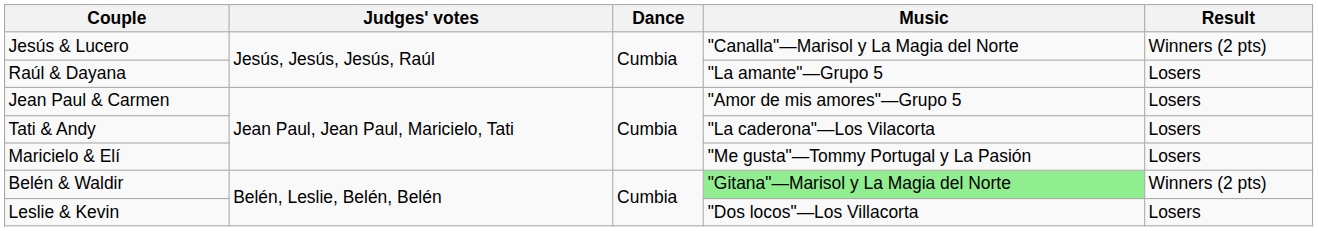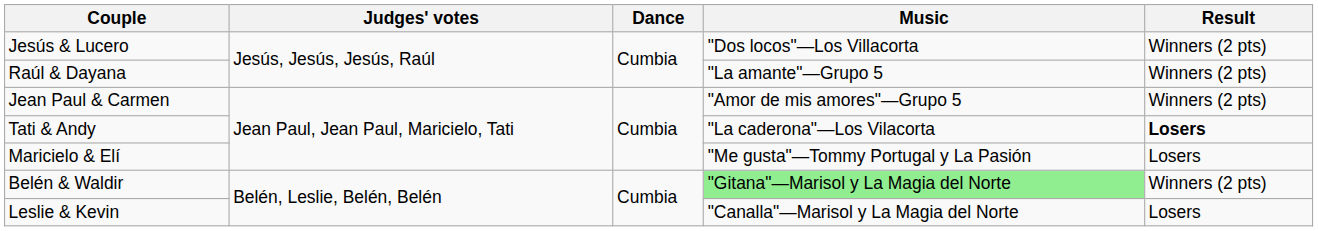(863, 45) "Canalla"—Marisol y La Magia del Norte -> (813, 45) "Dos locos"—Los Villacorta
(1175, 73) Losers -> (1208, 73) Winners (2 pts)
(1175, 101) Losers -> (1208, 101) Winners (2 pts)
(1175, 128) normal -> (1177, 128) bold
(813, 211) "Dos locos"—Los Villacorta -> (863, 211) "Canalla"—Marisol y La Magia del Norte
